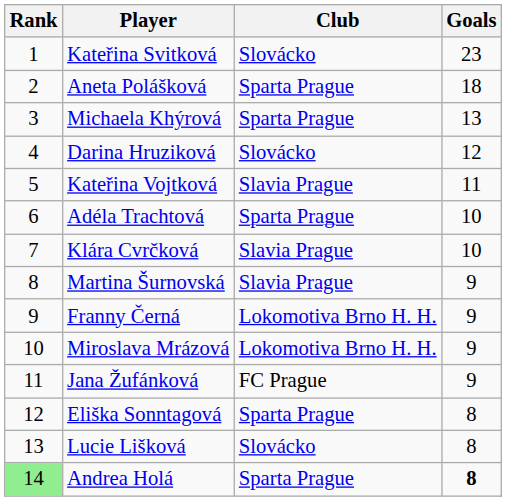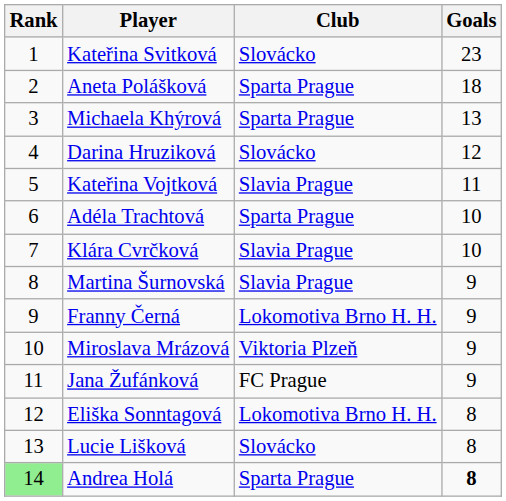(338, 348) Lokomotiva Brno H. H. -> (298, 348) Viktoria Plzeň
(296, 413) Sparta Prague -> (338, 413) Lokomotiva Brno H. H.
